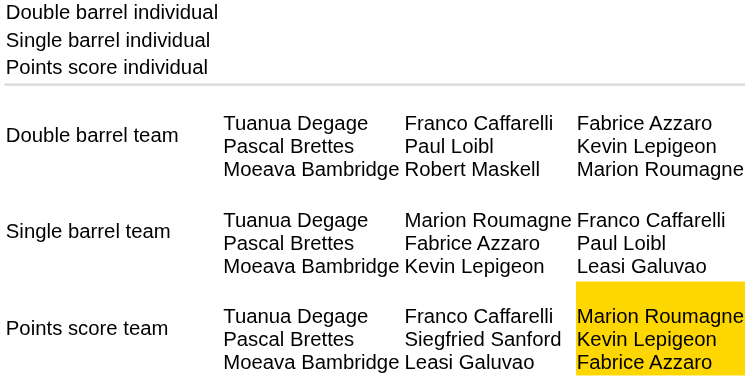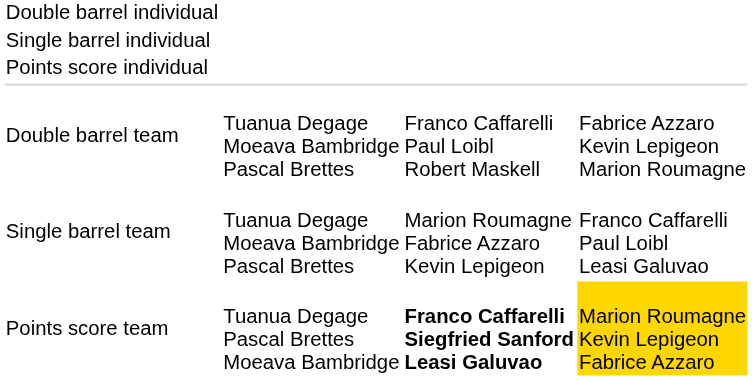(311, 146) Tuanua Degage Pascal Brettes Moeava Bambridge -> (311, 146) Tuanua Degage Moeava Bambridge Pascal Brettes
(311, 243) Tuanua Degage Pascal Brettes Moeava Bambridge -> (311, 243) Tuanua Degage Moeava Bambridge Pascal Brettes
(483, 339) normal -> (489, 339) bold
